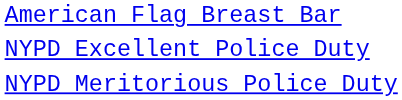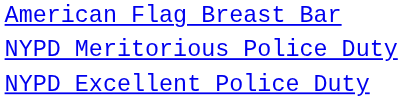rows swapped: (201, 84) <-> (187, 50)
